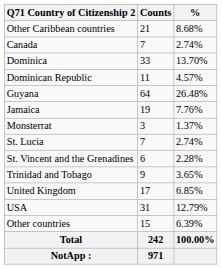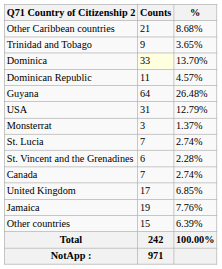rows swapped: (22, 45) <-> (49, 175)
(145, 61) no background -> (145, 61) lightyellow background
rows swapped: (23, 110) <-> (17, 207)
